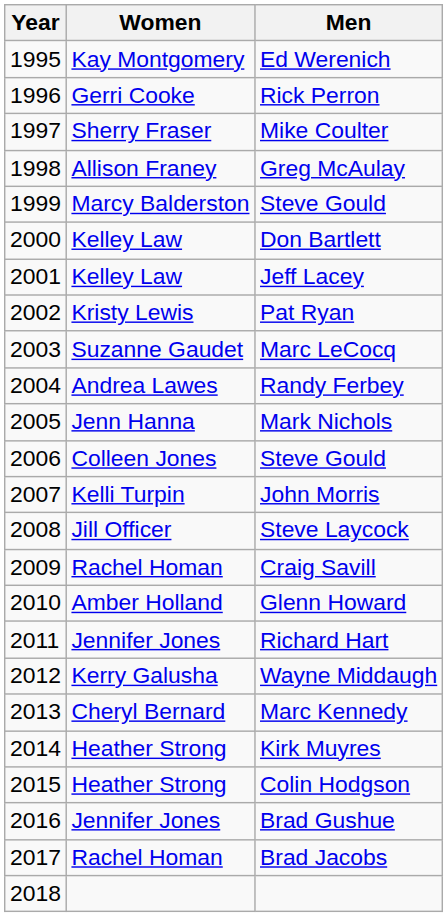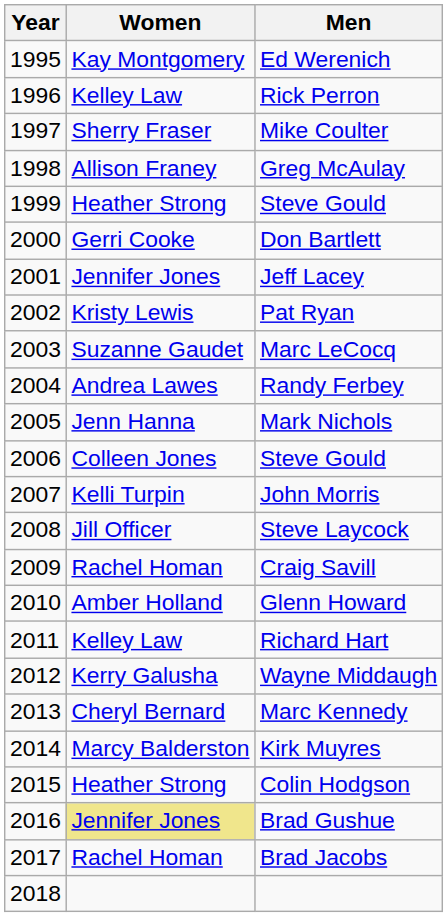(133, 95) Gerri Cooke -> (127, 95) Kelley Law
(160, 204) Marcy Balderston -> (149, 204) Heather Strong
(127, 240) Kelley Law -> (133, 240) Gerri Cooke
(127, 276) Kelley Law -> (146, 276) Jennifer Jones
(146, 639) Jennifer Jones -> (127, 639) Kelley Law
(149, 748) Heather Strong -> (160, 748) Marcy Balderston
(146, 820) no background -> (146, 820) khaki background
